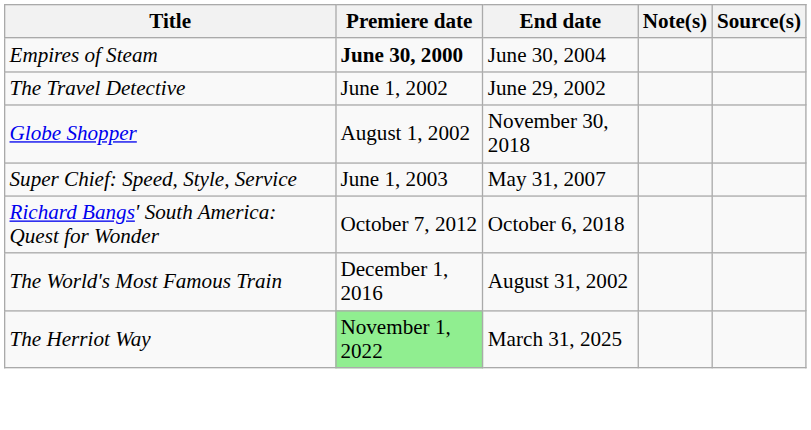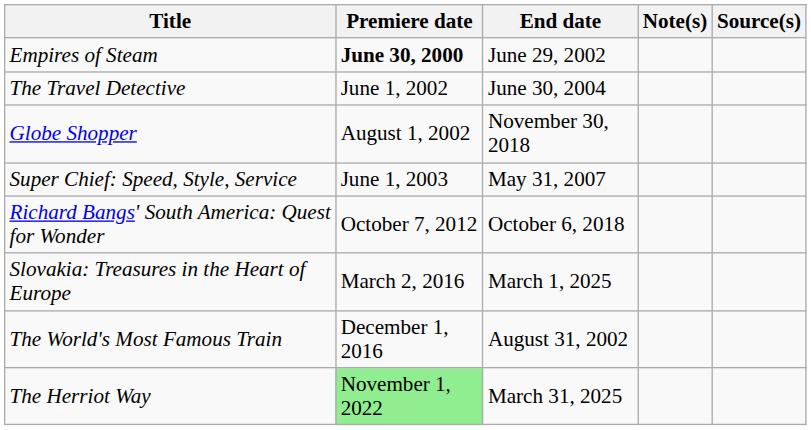(547, 54) June 30, 2004 -> (547, 54) June 29, 2002
(547, 88) June 29, 2002 -> (547, 88) June 30, 2004
+ row: (157, 281)
